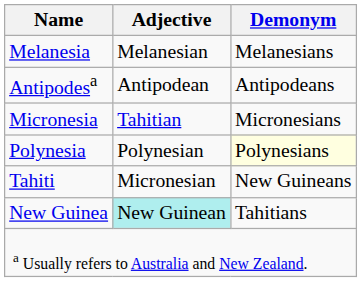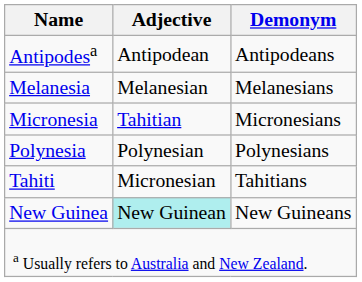rows swapped: (53, 85) <-> (50, 51)
(282, 150) lightyellow background -> (282, 150) no background
(293, 181) New Guineans -> (271, 181) Tahitians
(271, 212) Tahitians -> (293, 212) New Guineans
